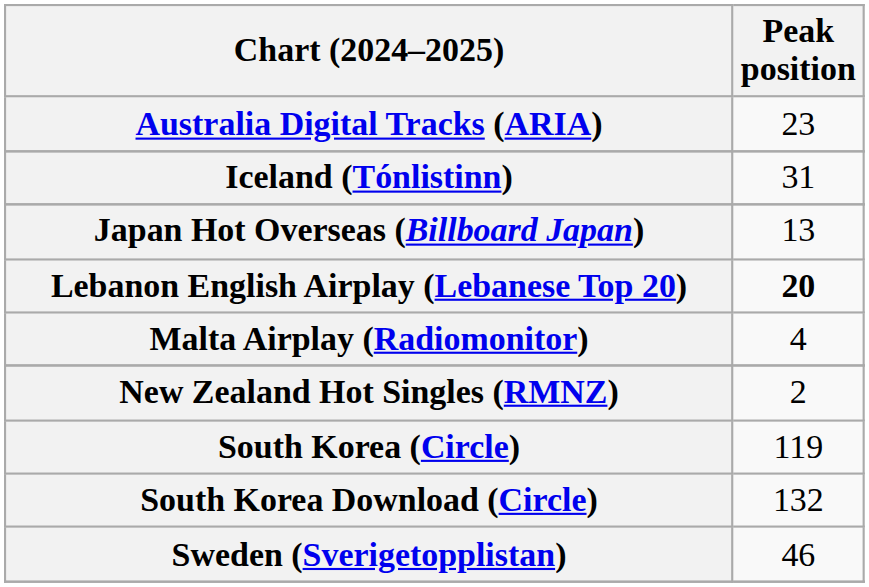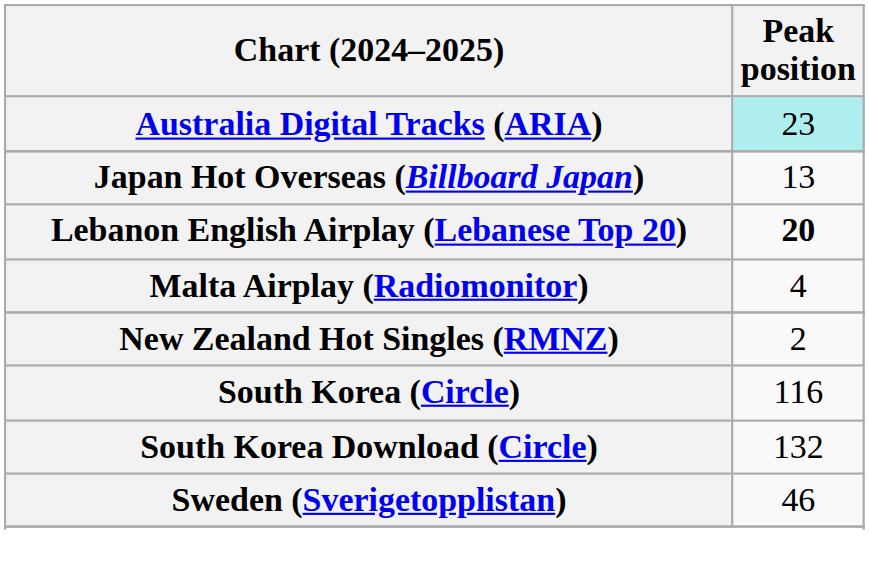(798, 123) no background -> (798, 123) paleturquoise background
- row: (369, 177)
(798, 446) 119 -> (798, 392) 116
